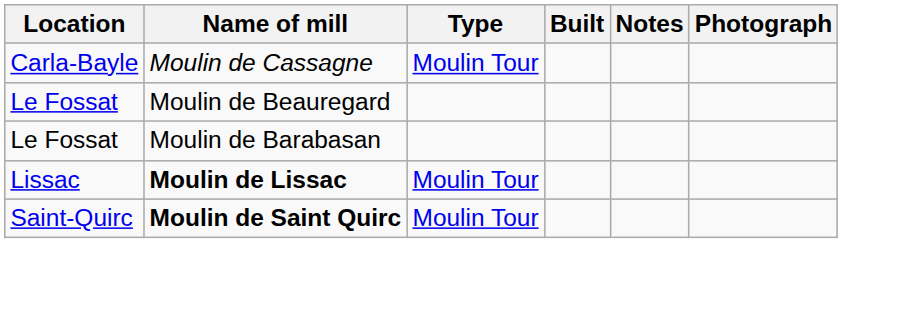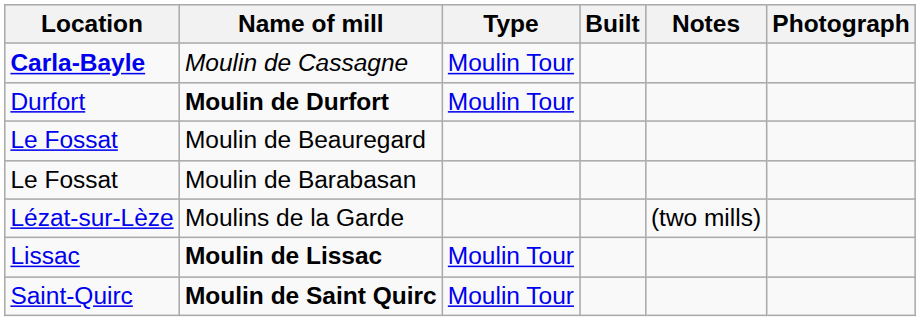(74, 62) normal -> (78, 62) bold
+ row: (287, 101)
+ row: (295, 218)
